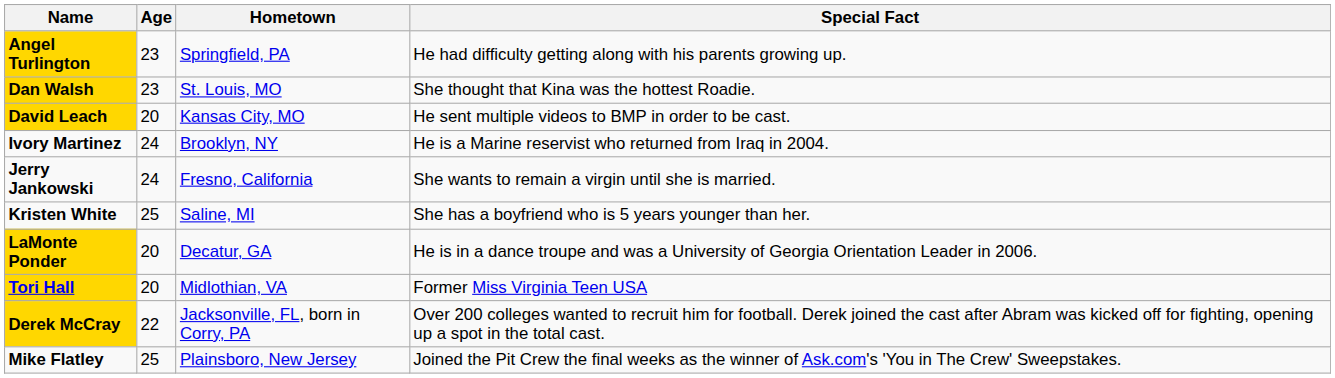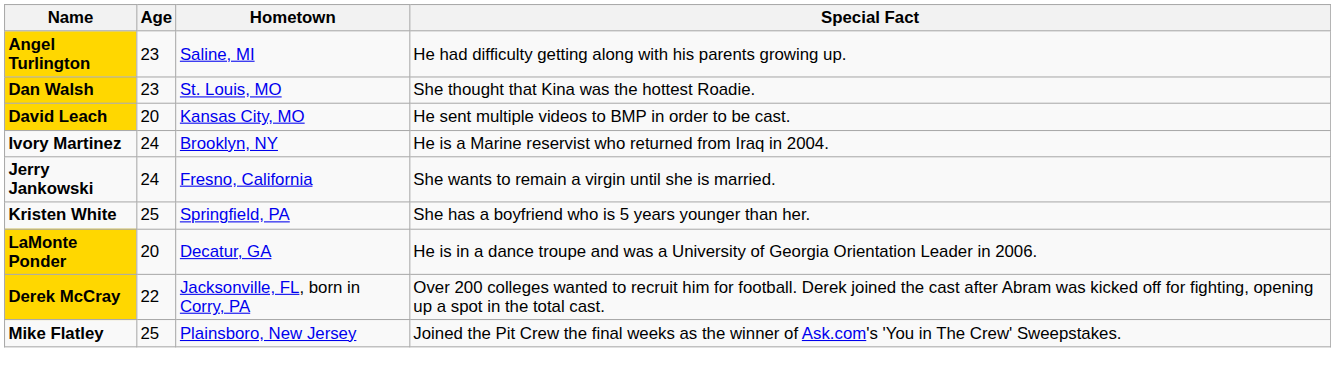(235, 53) Springfield, PA -> (217, 53) Saline, MI
(217, 215) Saline, MI -> (235, 215) Springfield, PA
- row: (41, 287)
